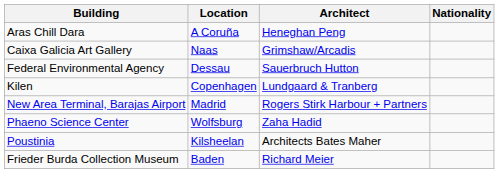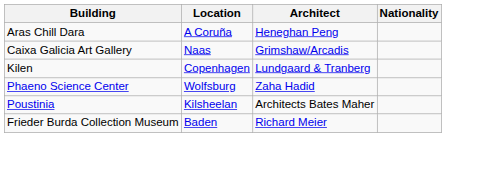- row: (85, 68)
- row: (96, 104)
